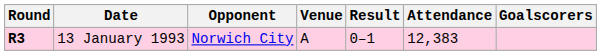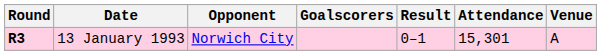columns swapped: (322, 16) <-> (546, 16)
(433, 39) 12,383 -> (484, 39) 15,301
